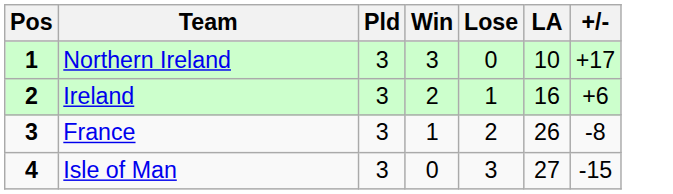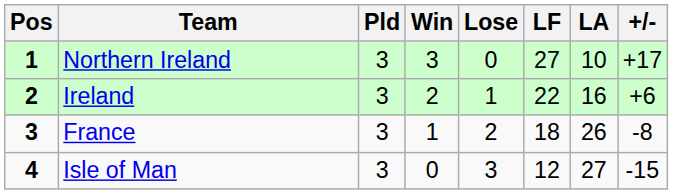+ column: (547, 22)
